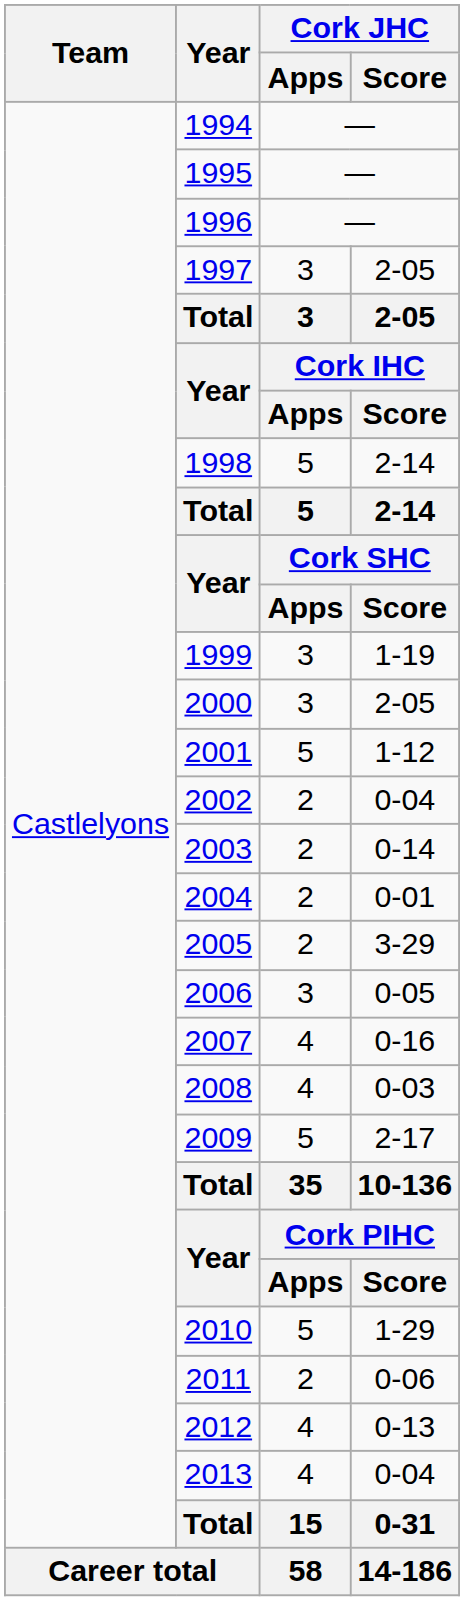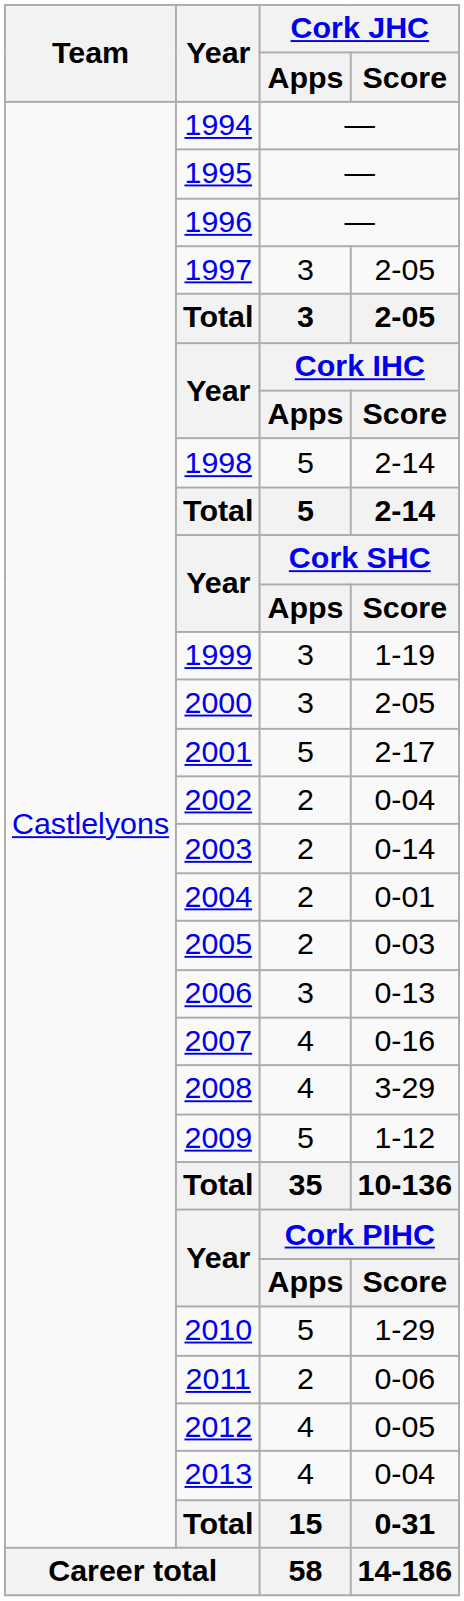(405, 751) 1-12 -> (405, 751) 2-17
(405, 944) 3-29 -> (405, 944) 0-03
(405, 992) 0-05 -> (405, 992) 0-13
(405, 1089) 0-03 -> (405, 1089) 3-29
(405, 1137) 2-17 -> (405, 1137) 1-12
(405, 1426) 0-13 -> (405, 1426) 0-05
